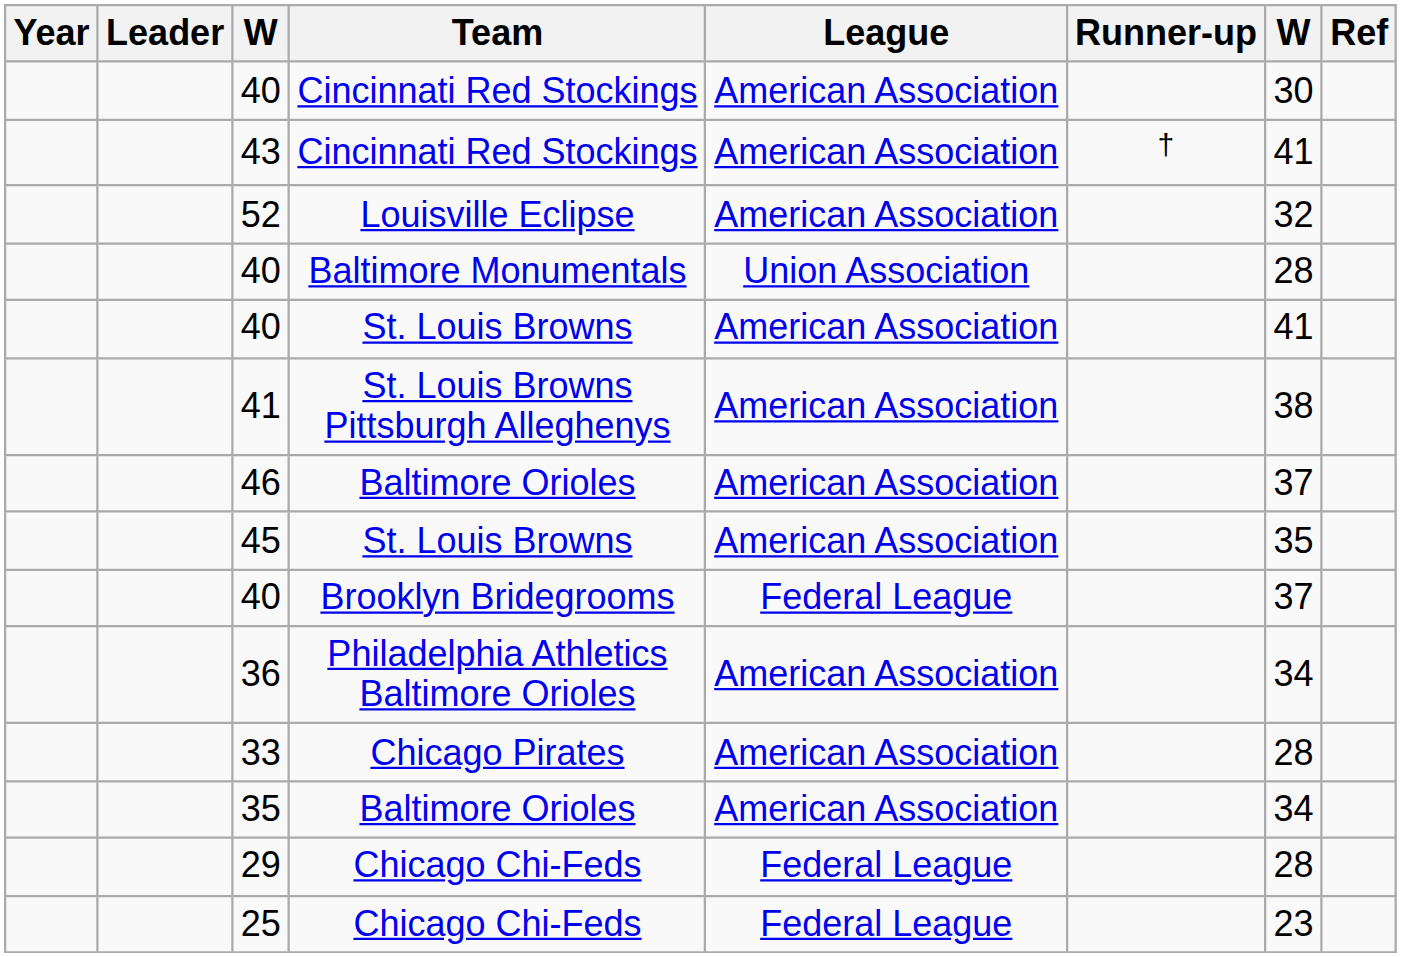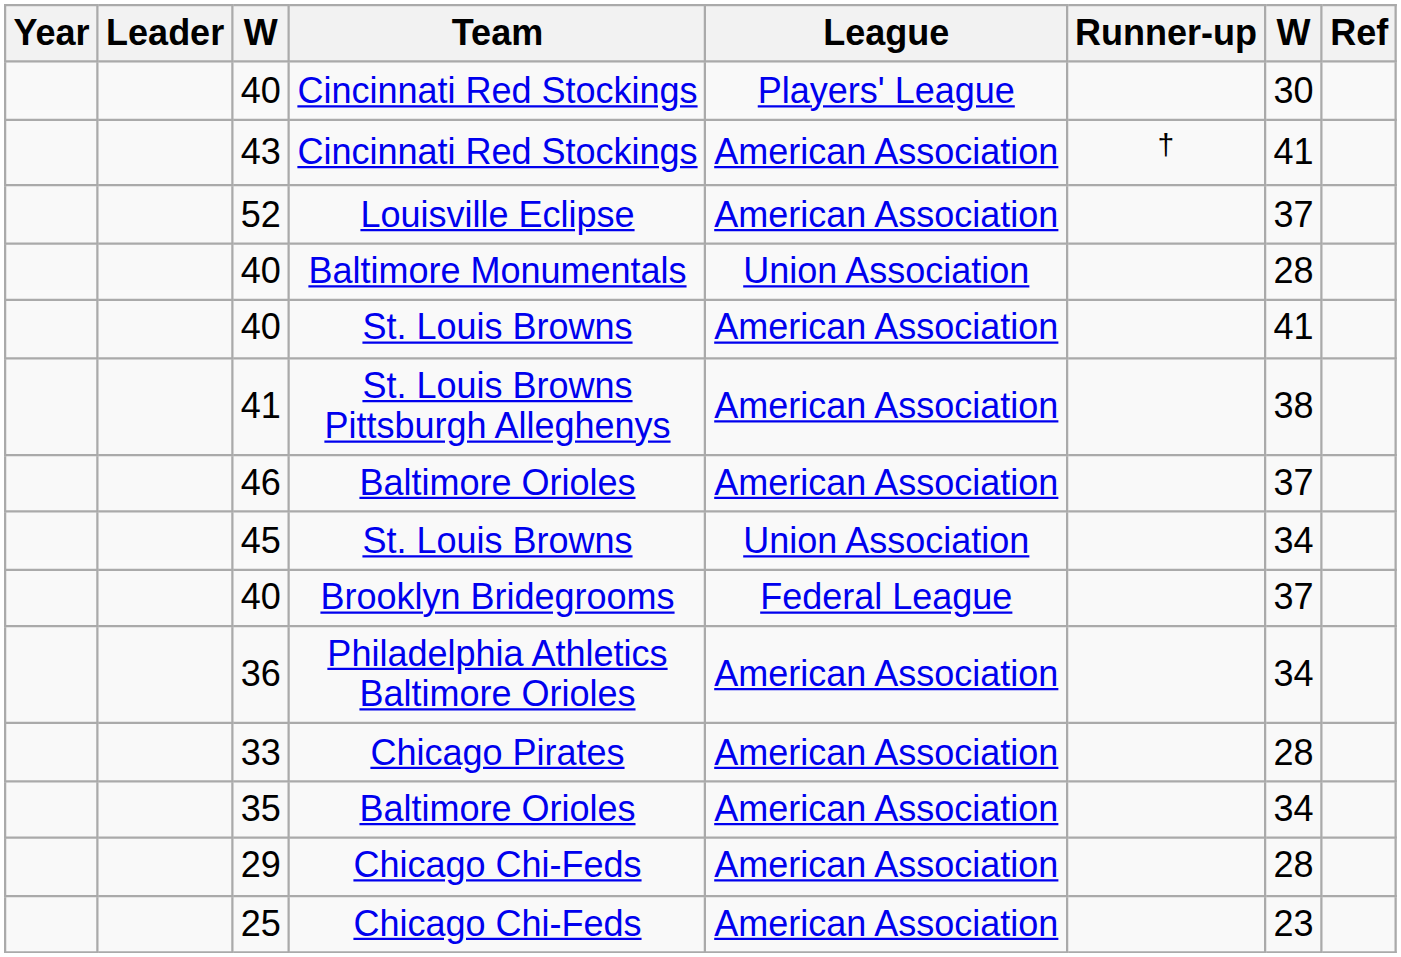(886, 90) American Association -> (886, 90) Players' League
(1294, 214) 32 -> (1294, 214) 37
(886, 540) American Association -> (886, 540) Union Association
(1294, 540) 35 -> (1294, 540) 34
(886, 866) Federal League -> (886, 866) American Association
(886, 923) Federal League -> (886, 923) American Association
